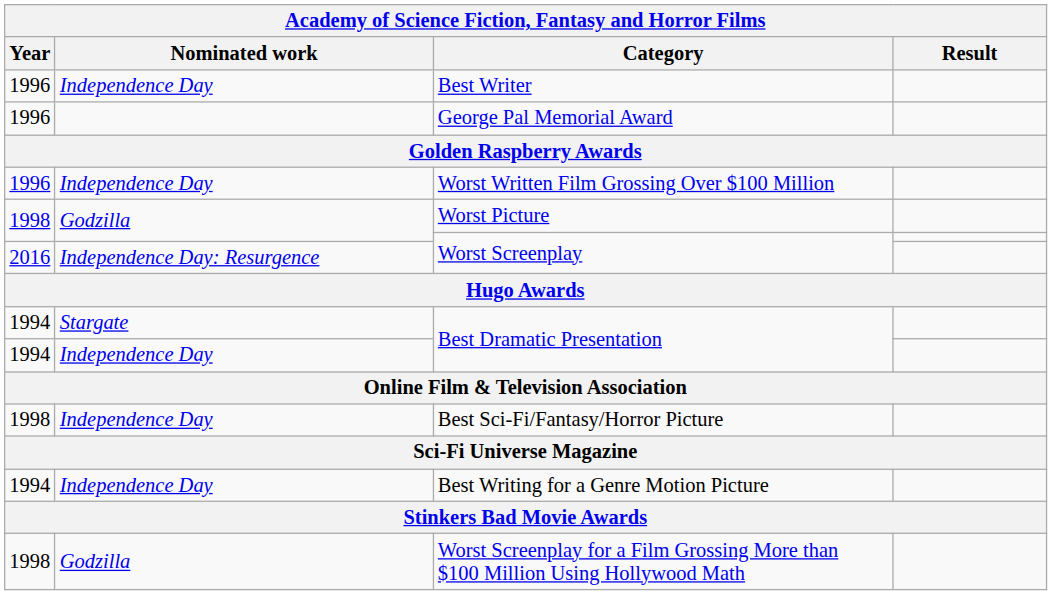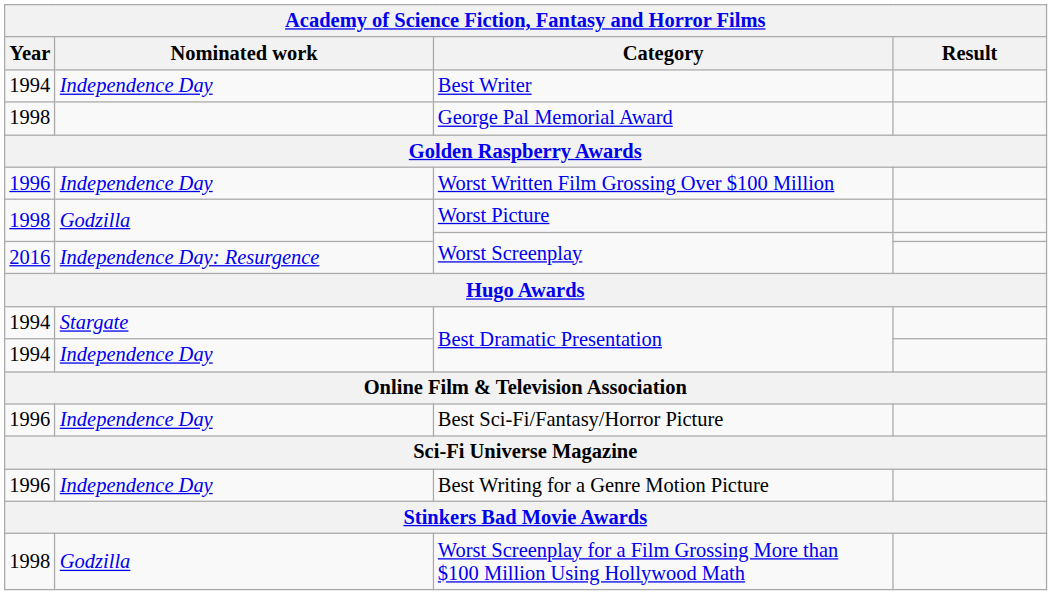(30, 85) 1996 -> (30, 85) 1994
(30, 118) 1996 -> (30, 118) 1998
(30, 419) 1998 -> (30, 419) 1996
(30, 484) 1994 -> (30, 484) 1996
